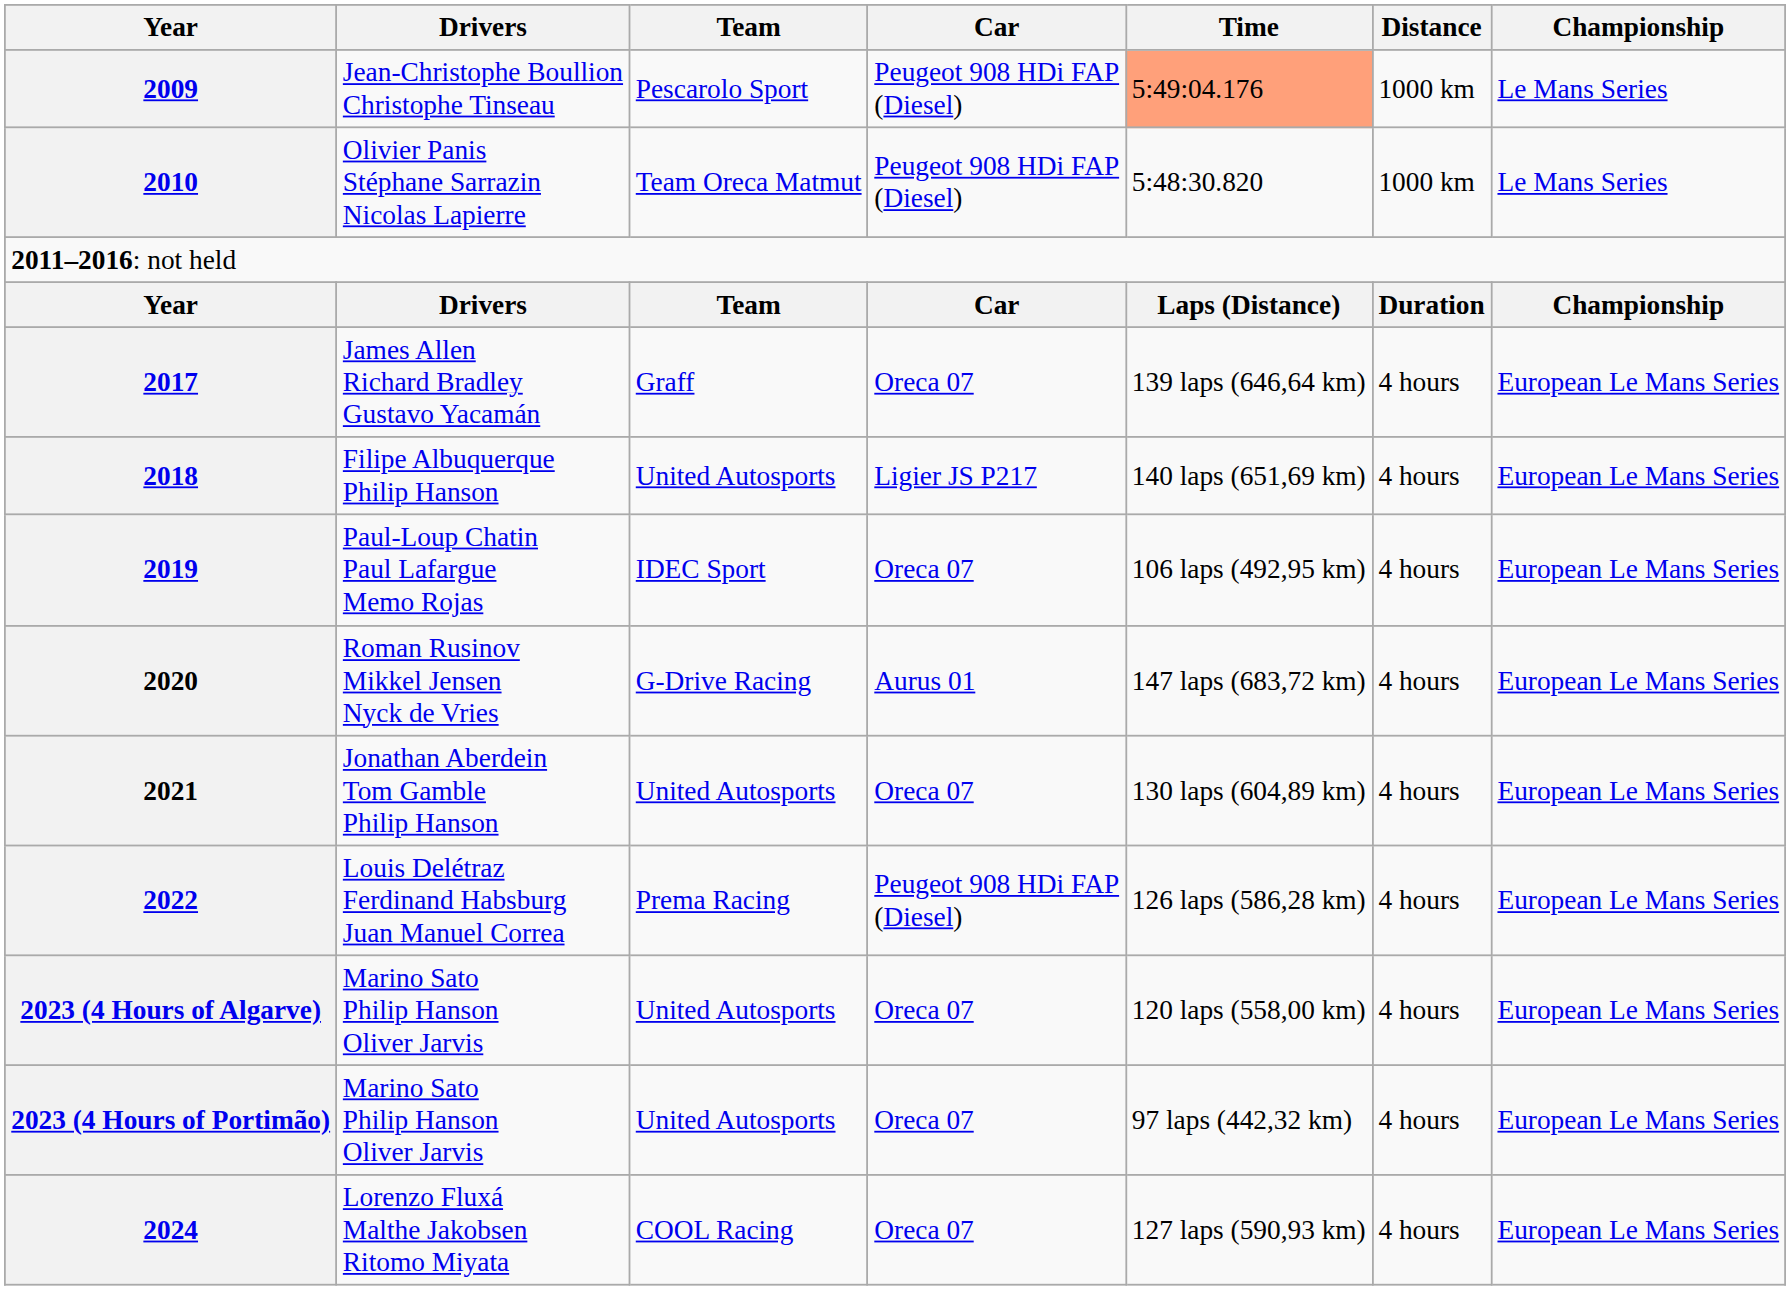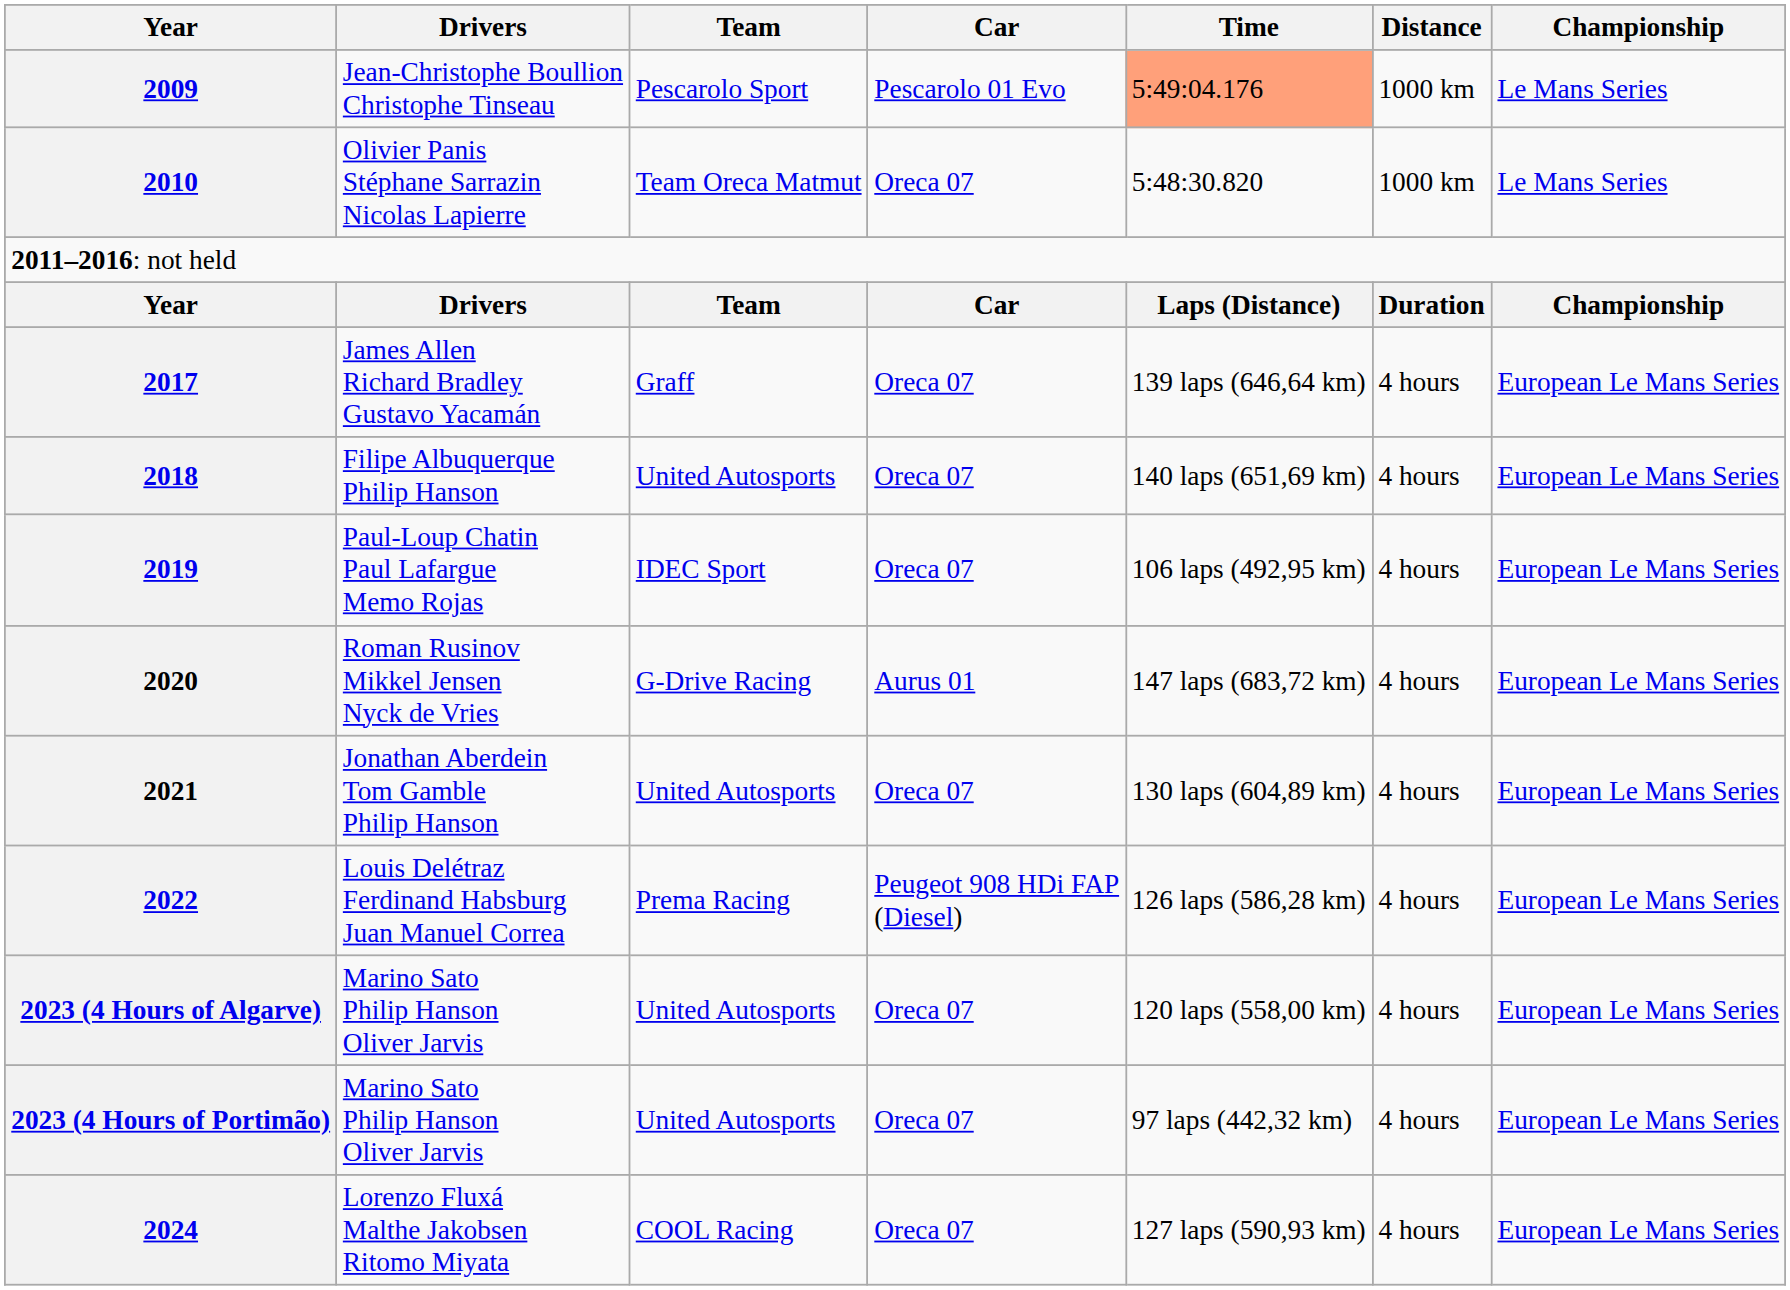(997, 88) Peugeot 908 HDi FAP (Diesel) -> (970, 88) Pescarolo 01 Evo
(997, 182) Peugeot 908 HDi FAP (Diesel) -> (924, 182) Oreca 07
(956, 476) Ligier JS P217 -> (924, 476) Oreca 07
